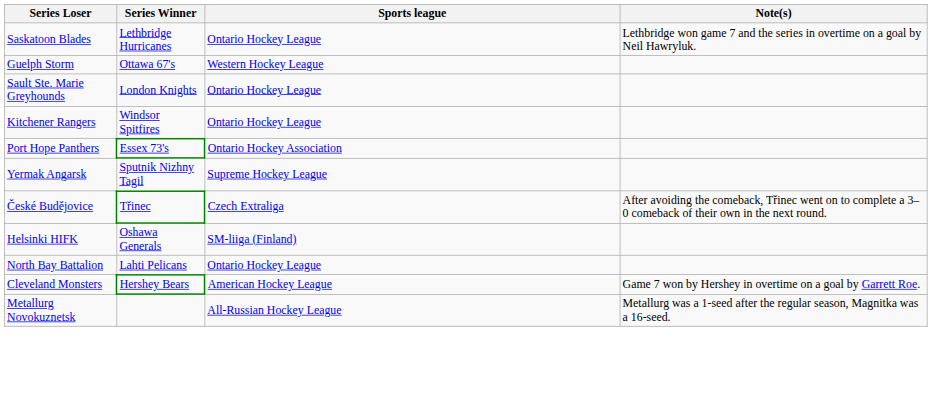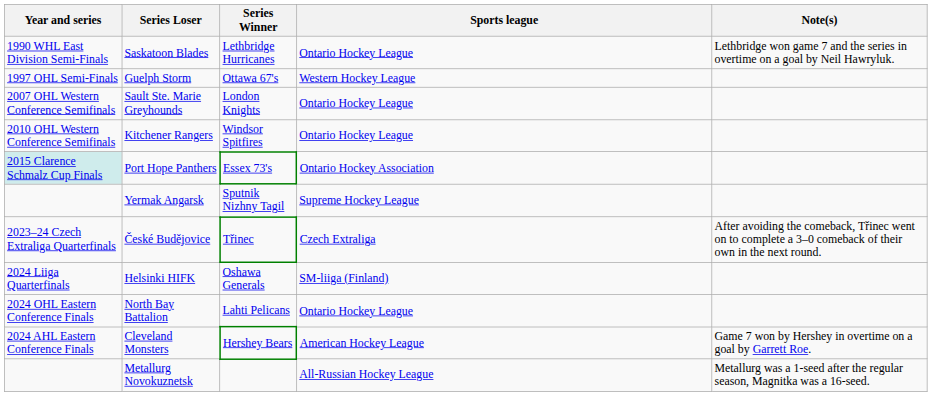+ column: (63, 20)
